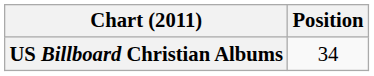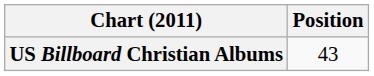(328, 53) 34 -> (328, 53) 43
